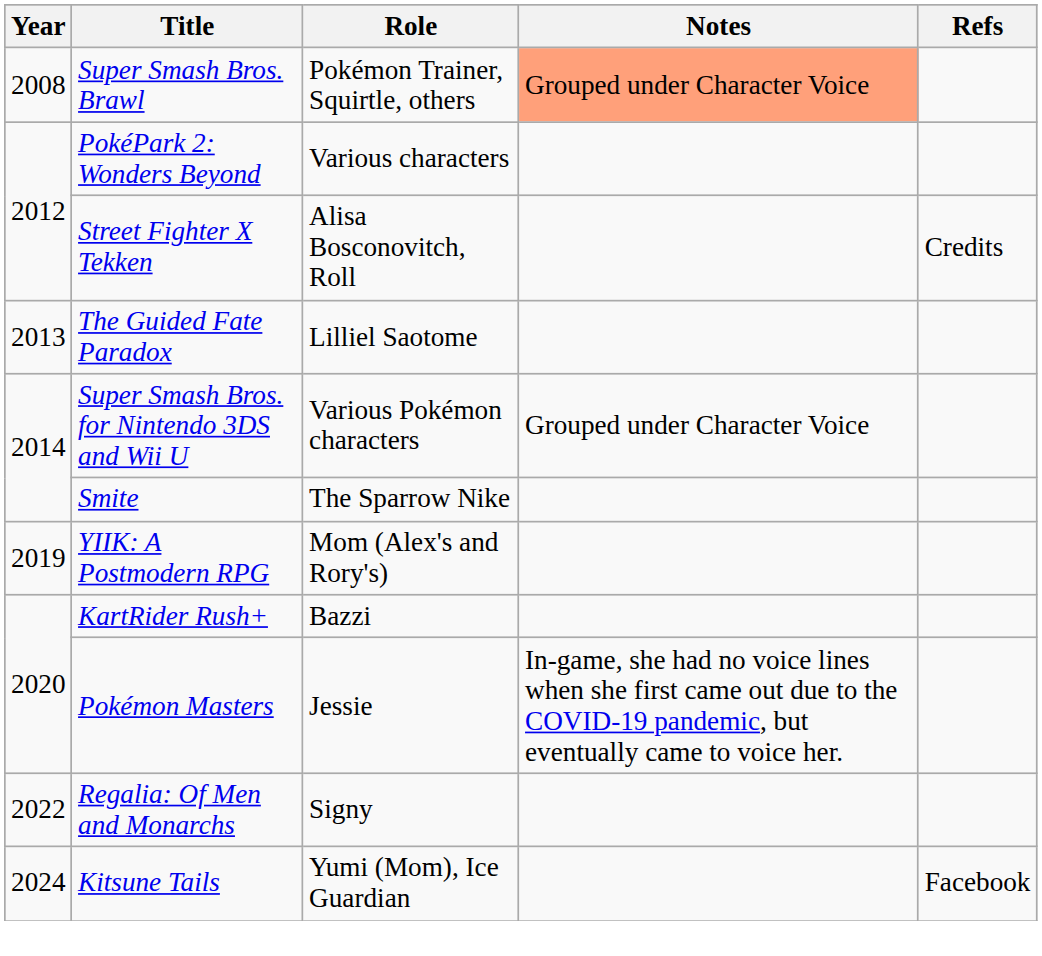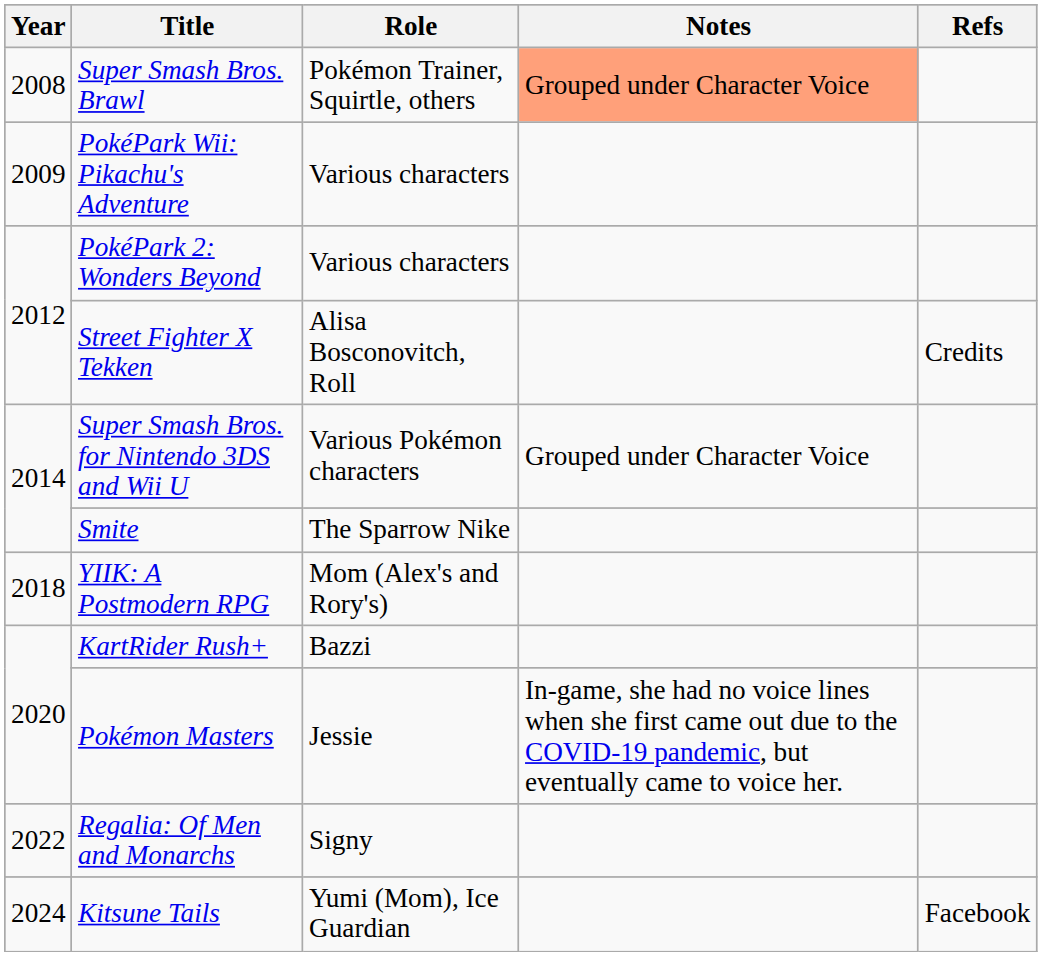+ row: (158, 173)
- row: (170, 336)
(38, 557) 2019 -> (38, 588) 2018
